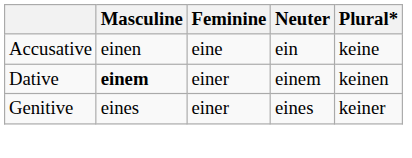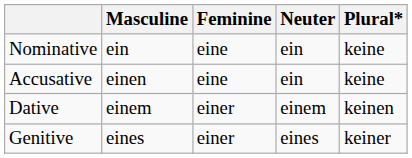+ row: (53, 49)
(125, 78) bold -> (129, 108) normal
